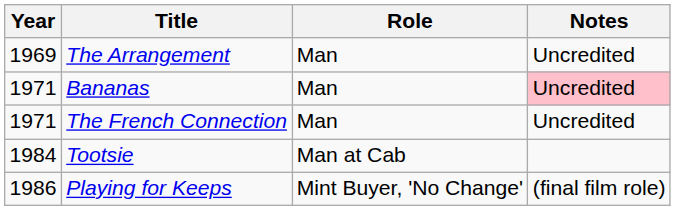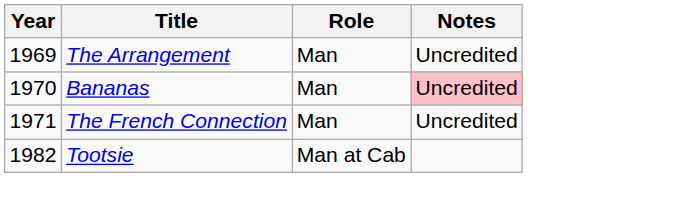(33, 88) 1971 -> (33, 88) 1970
(33, 155) 1984 -> (33, 155) 1982
- row: (149, 188)
